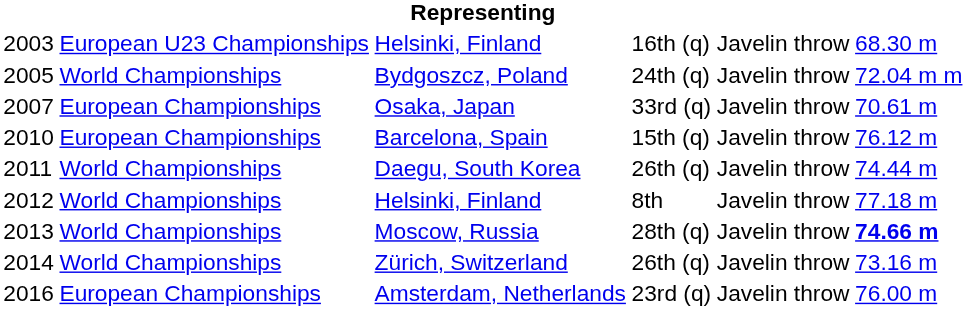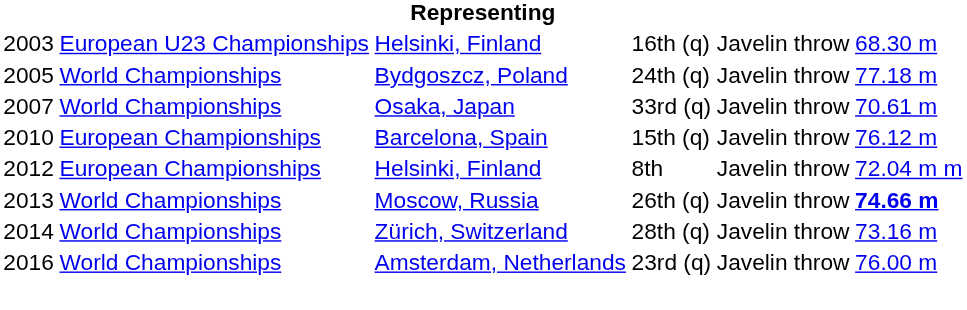(909, 75) 72.04 m m -> (896, 75) 77.18 m
(190, 106) European Championships -> (170, 106) World Championships
- row: (28, 169)
(170, 200) World Championships -> (190, 169) European Championships
(896, 200) 77.18 m -> (909, 169) 72.04 m m
(671, 231) 28th (q) -> (671, 200) 26th (q)
(671, 262) 26th (q) -> (671, 231) 28th (q)
(190, 293) European Championships -> (170, 262) World Championships
